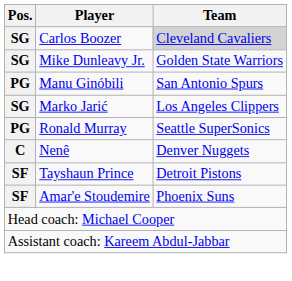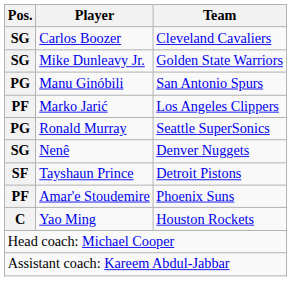(214, 38) lightgrey background -> (214, 38) no background
(20, 106) SG -> (20, 106) PF
(20, 151) C -> (20, 151) SG
(20, 196) SF -> (20, 196) PF
+ row: (68, 219)
